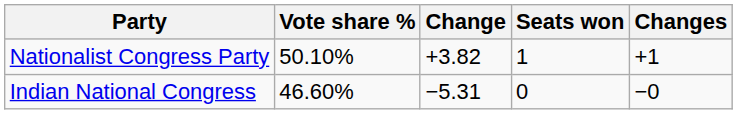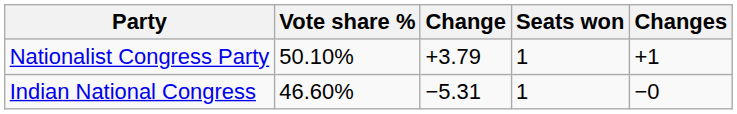(453, 56) +3.82 -> (453, 56) +3.79
(522, 91) 0 -> (522, 91) 1
